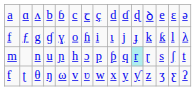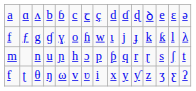(97, 36) i -> (100, 36) w
(136, 56) paleturquoise background -> (136, 56) no background
(100, 75) w -> (97, 75) i
